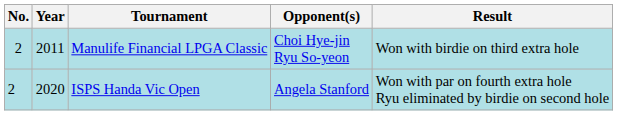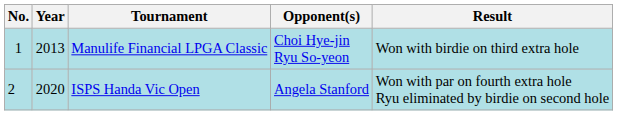(18, 48) 2 -> (18, 48) 1
(50, 48) 2011 -> (50, 48) 2013
